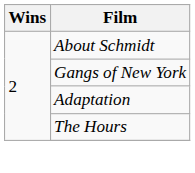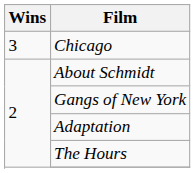+ row: (83, 45)
